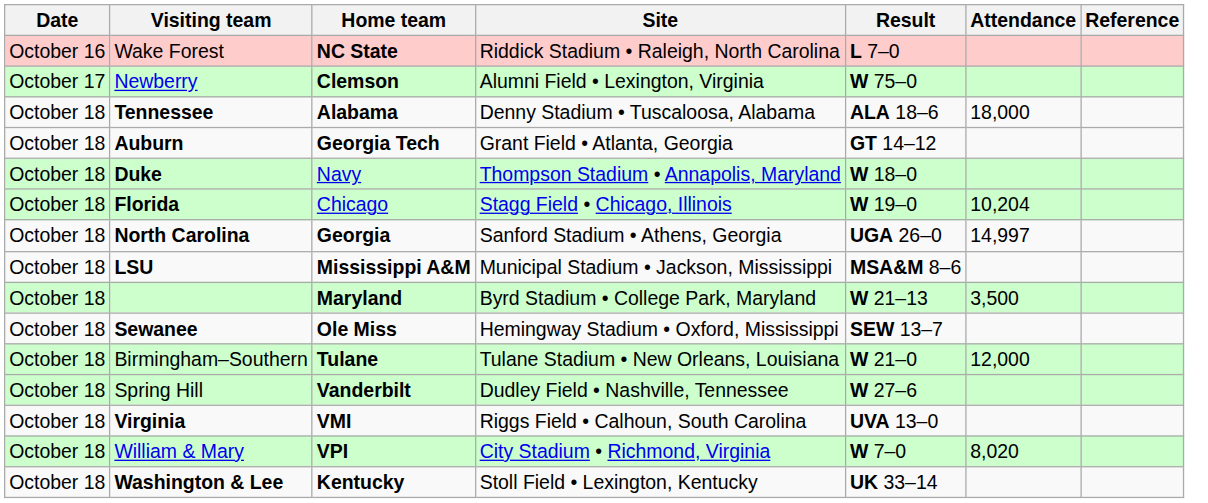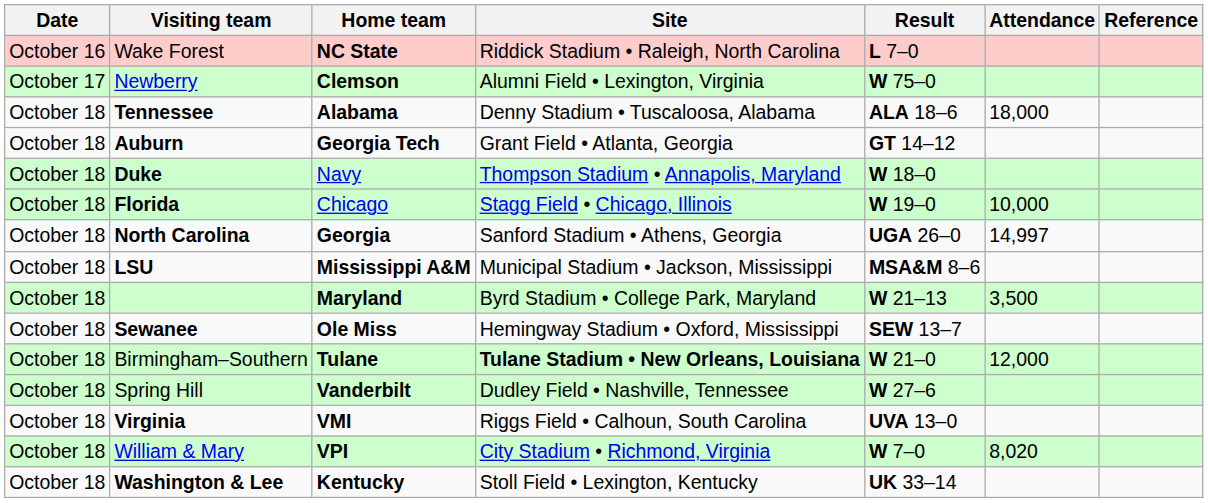(1000, 205) 10,204 -> (1019, 205) 10,000
(659, 359) normal -> (670, 359) bold
